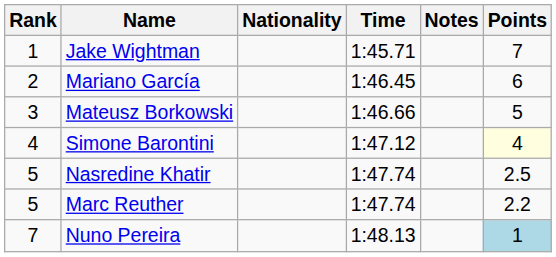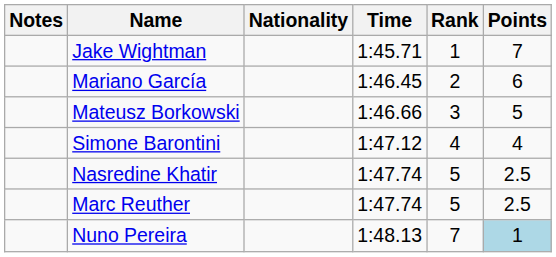columns swapped: (33, 20) <-> (452, 20)
(517, 143) lightyellow background -> (517, 143) no background
(517, 205) 2.2 -> (517, 205) 2.5
